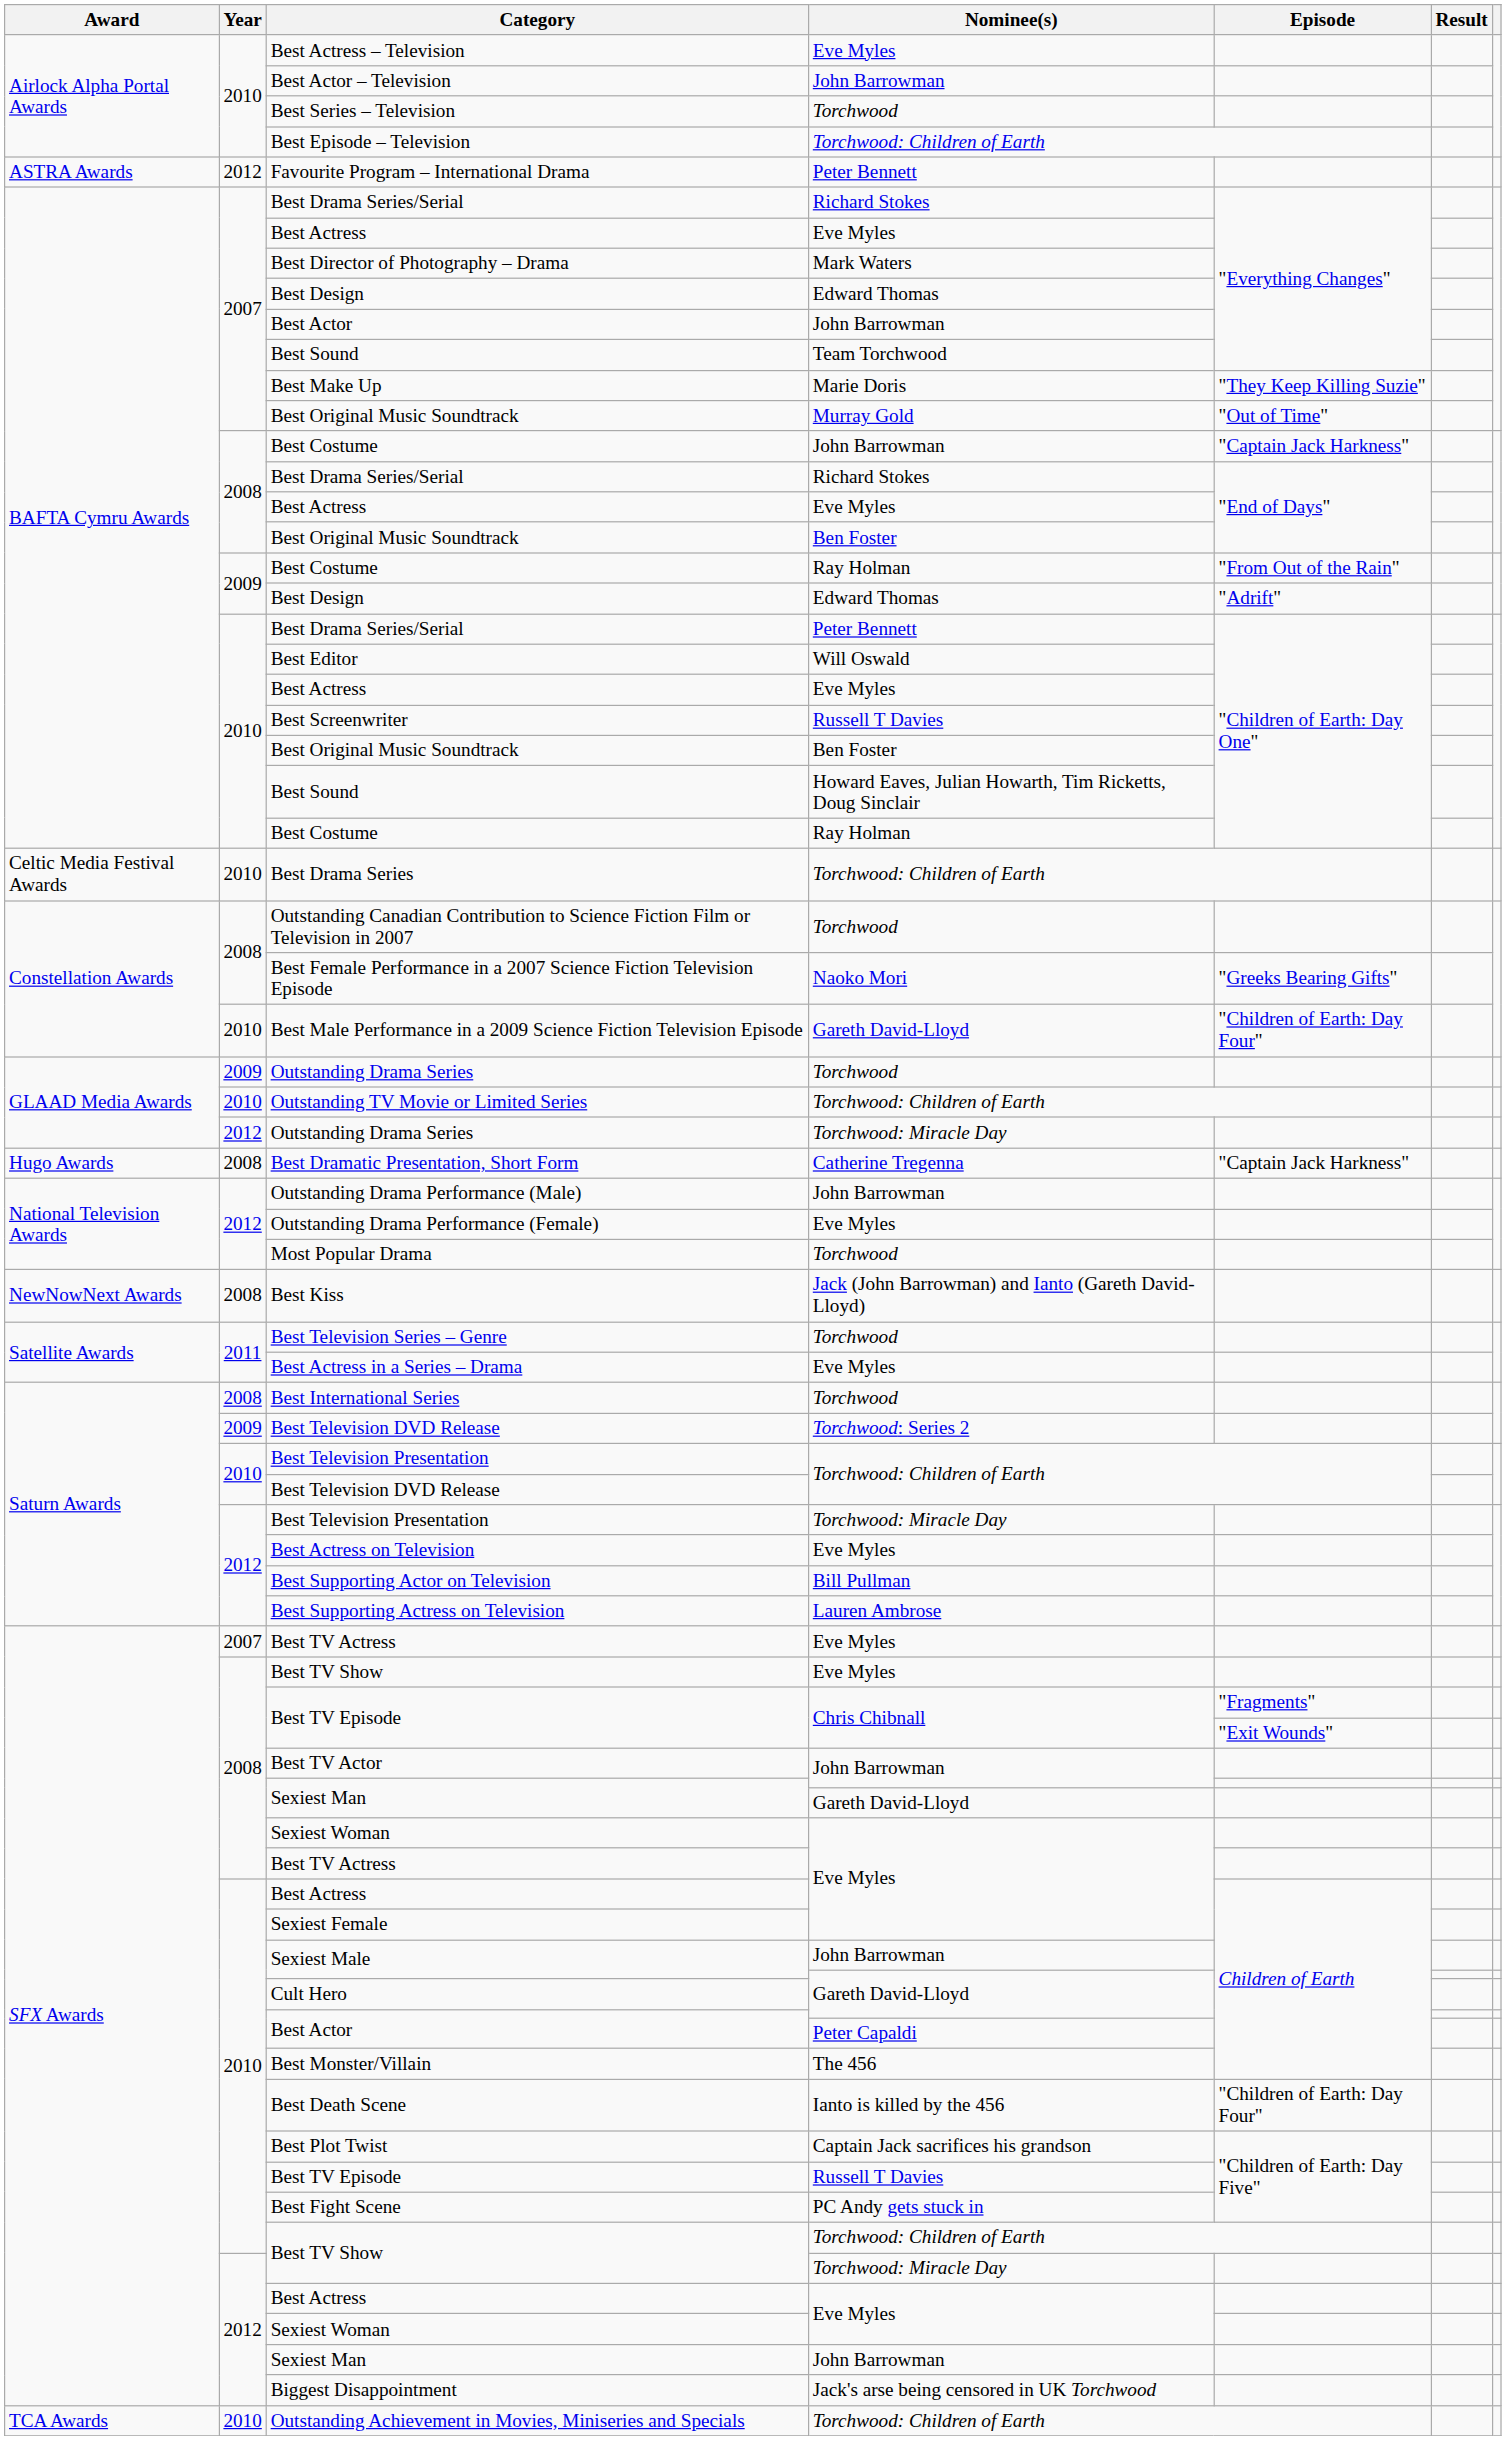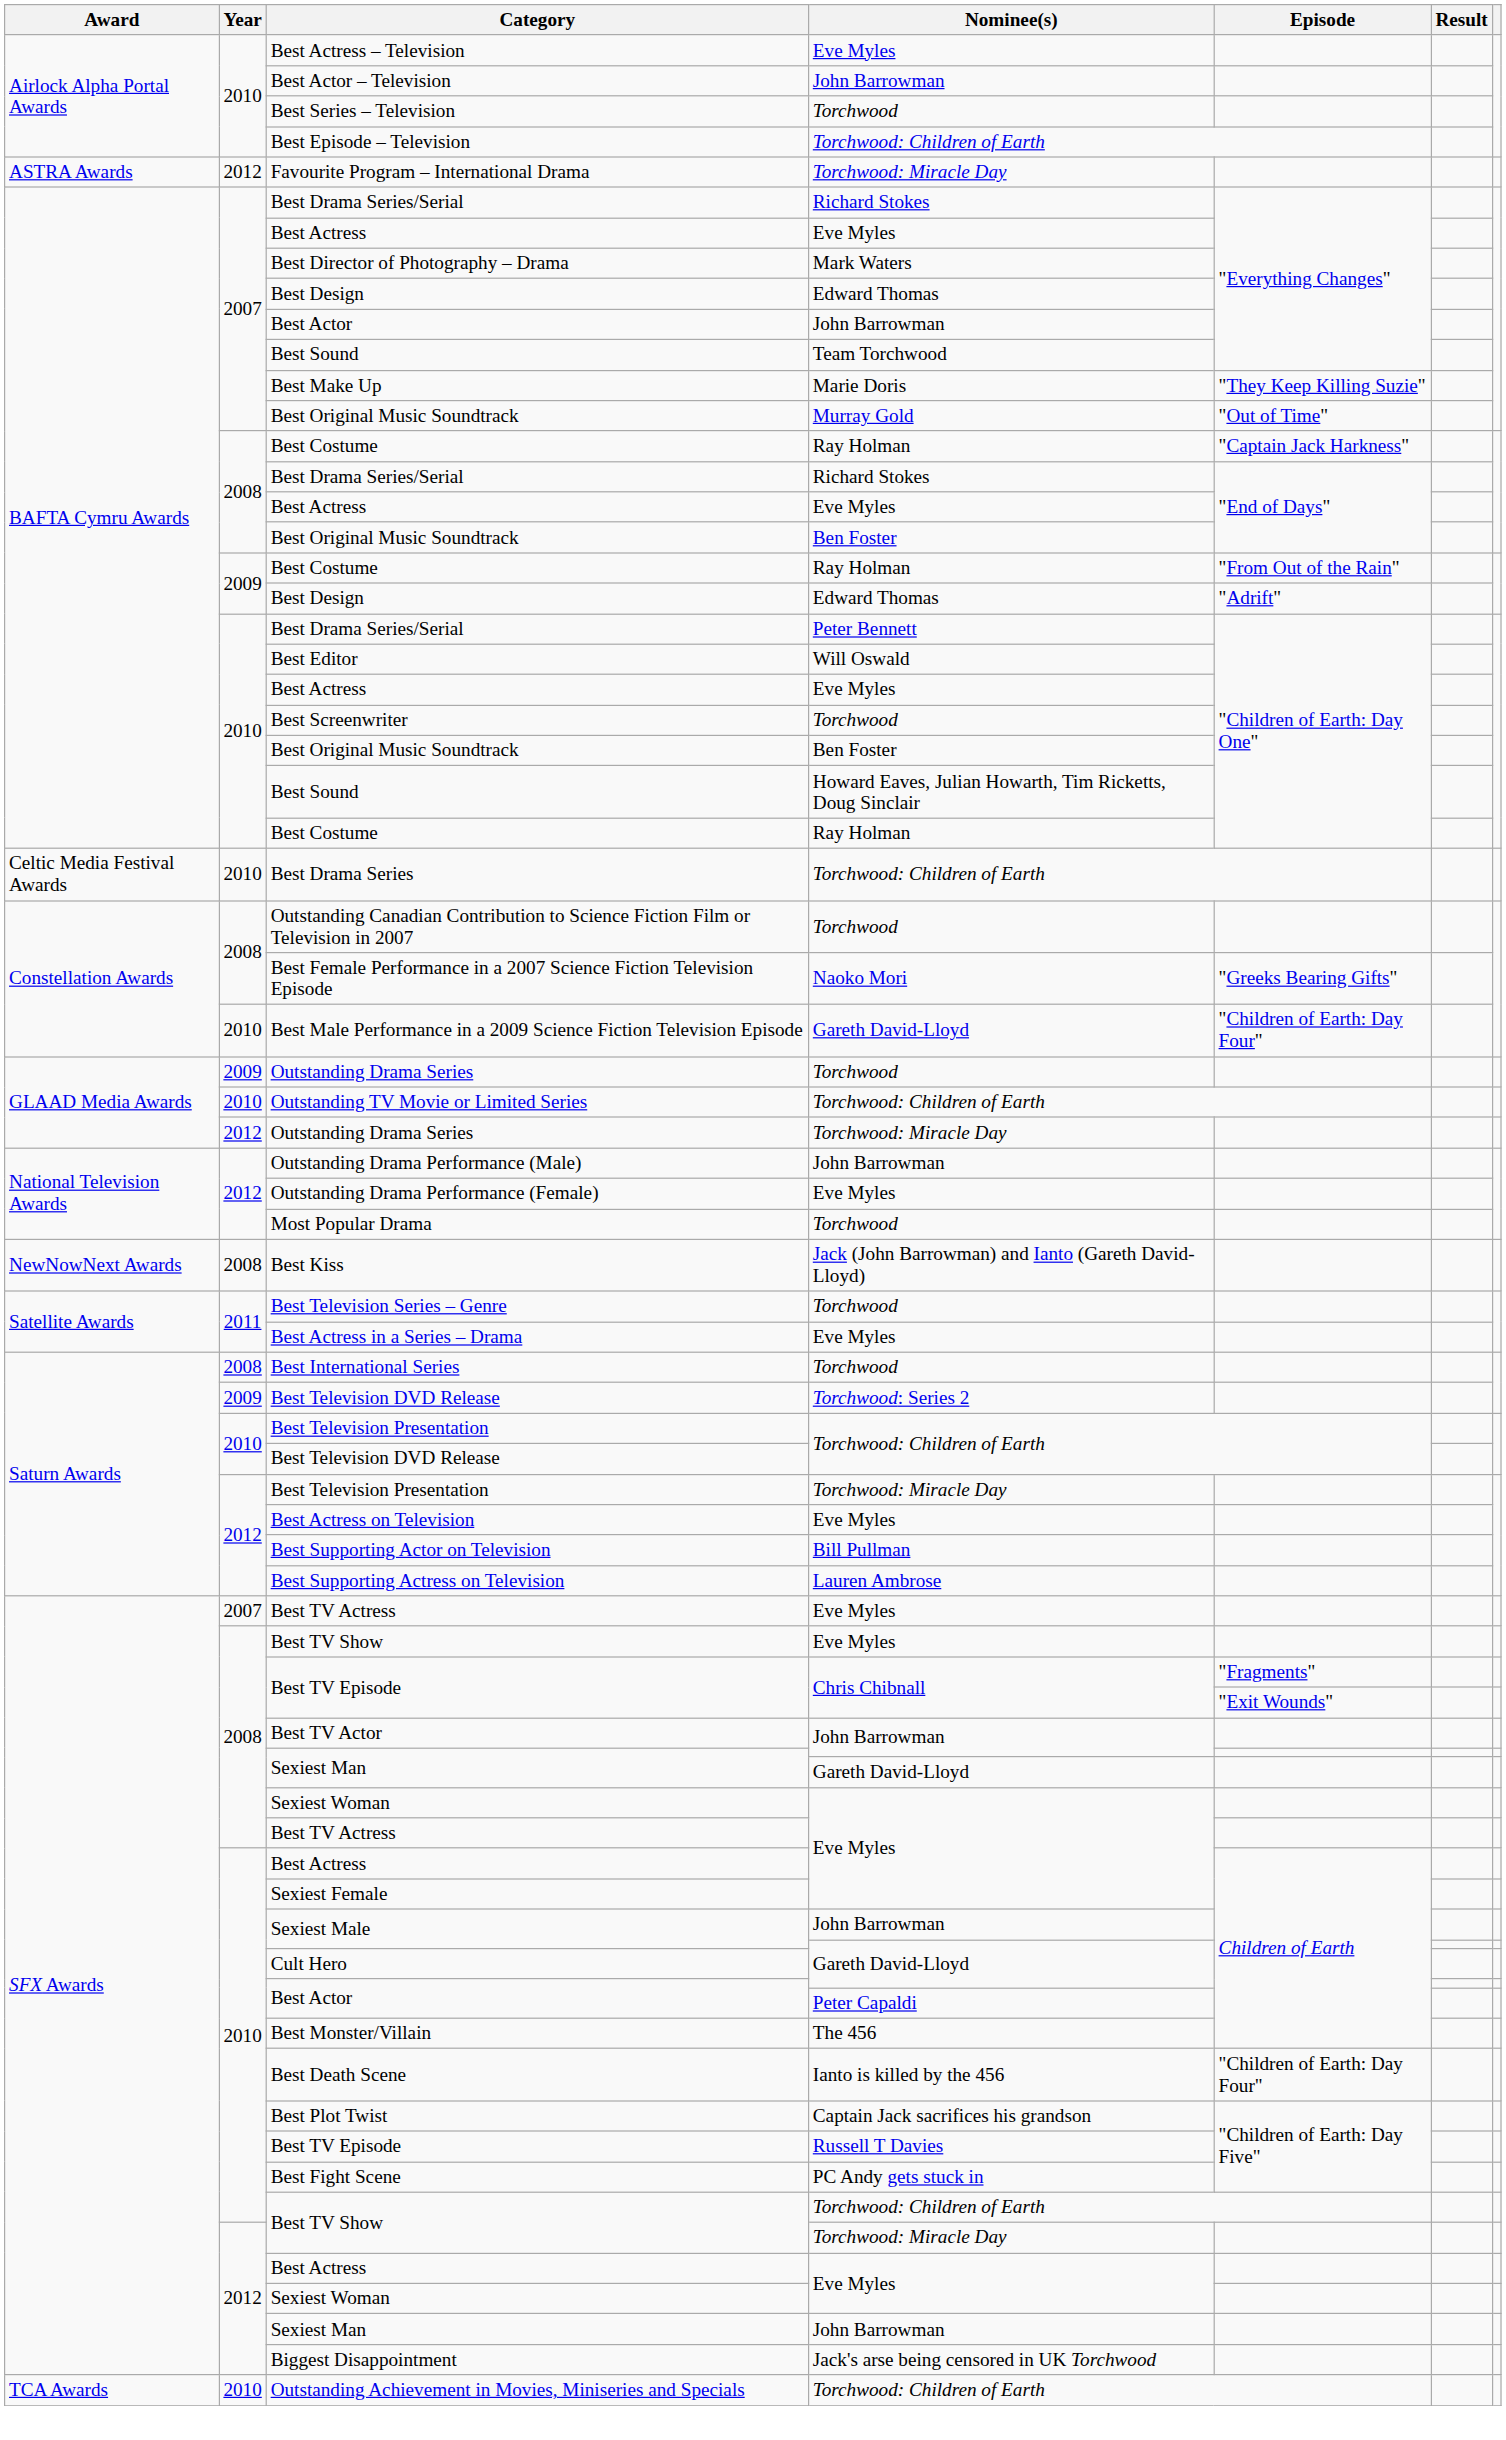(865, 171) Peter Bennett -> (910, 171) Torchwood: Miracle Day
(879, 446) John Barrowman -> (862, 446) Ray Holman
(878, 720) Russell T Davies -> (855, 720) Torchwood
- row: (243, 1163)
